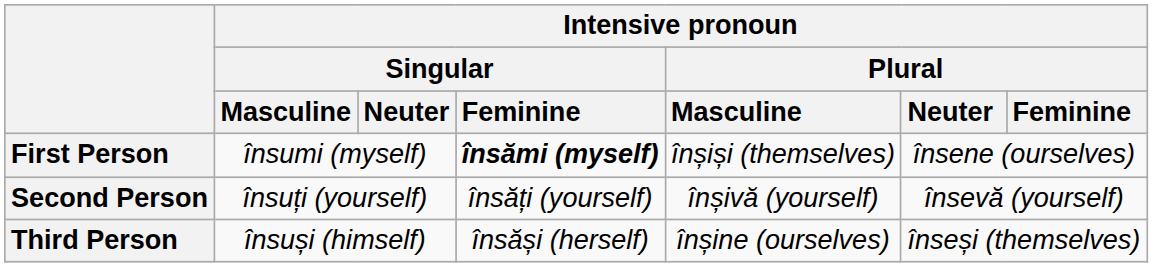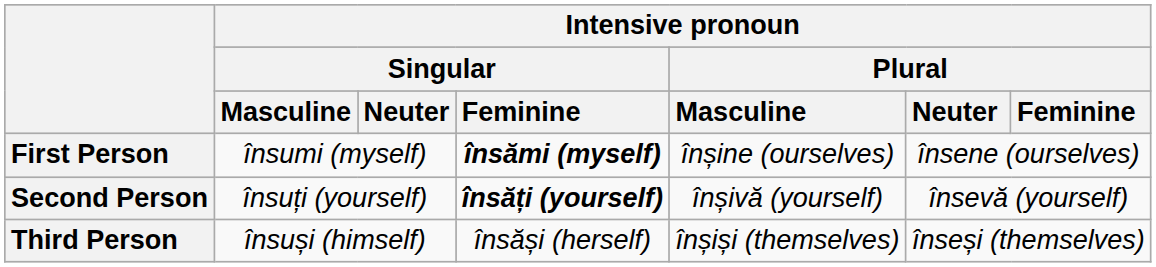(783, 154) înșiși (themselves) -> (787, 154) înșine (ourselves)
(560, 197) normal -> (562, 197) bold
(783, 240) înșine (ourselves) -> (787, 240) înșiși (themselves)
